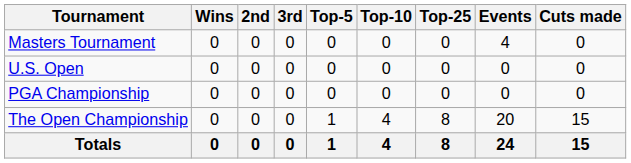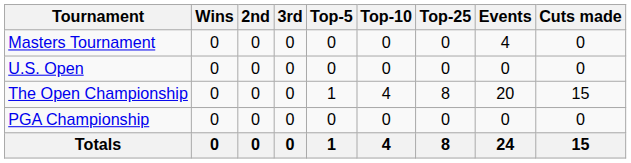rows swapped: (98, 119) <-> (79, 94)
